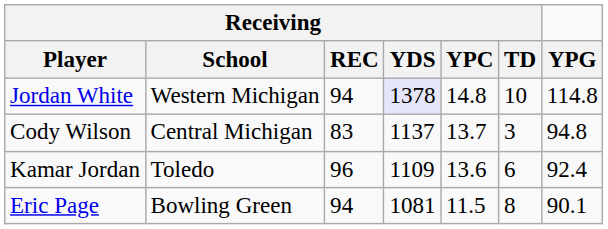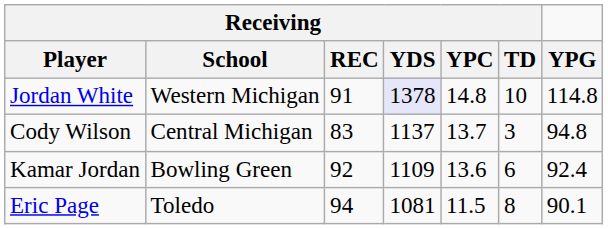(342, 95) 94 -> (342, 95) 91
(182, 168) Toledo -> (221, 168) Bowling Green
(342, 168) 96 -> (342, 168) 92
(221, 205) Bowling Green -> (182, 205) Toledo
